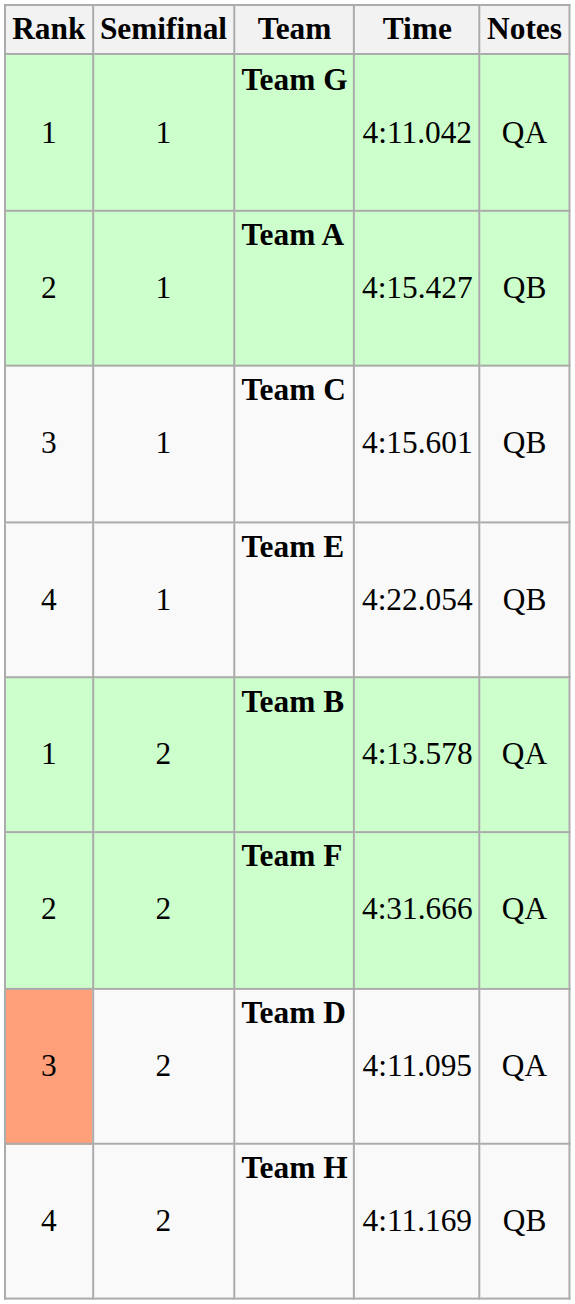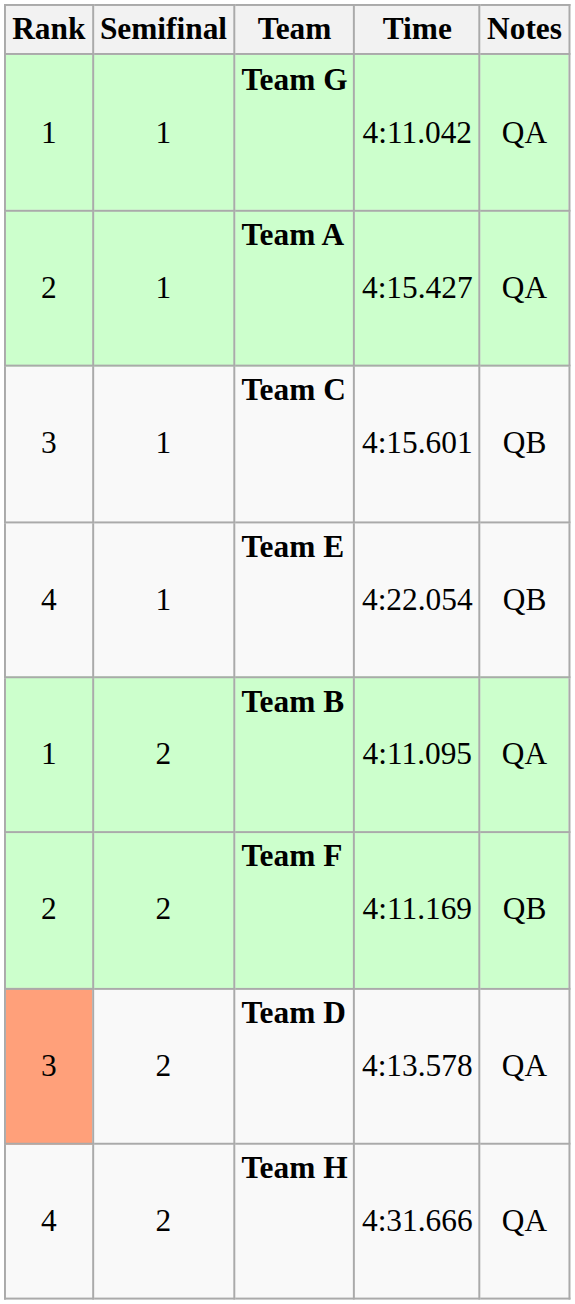(525, 287) QB -> (525, 287) QA
(417, 754) 4:13.578 -> (417, 754) 4:11.095
(417, 909) 4:31.666 -> (417, 909) 4:11.169
(525, 909) QA -> (525, 909) QB
(417, 1065) 4:11.095 -> (417, 1065) 4:13.578
(417, 1221) 4:11.169 -> (417, 1221) 4:31.666
(525, 1221) QB -> (525, 1221) QA
